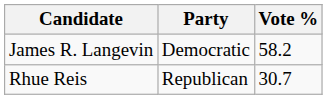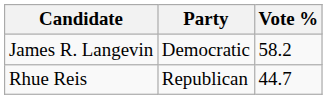(275, 79) 30.7 -> (275, 79) 44.7
